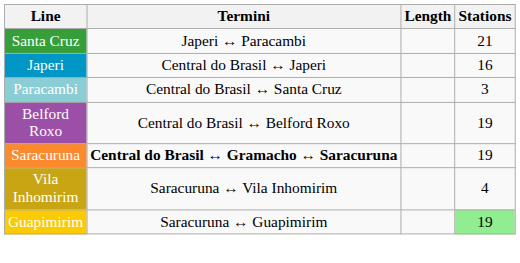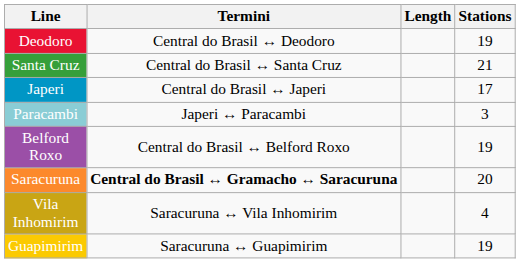+ row: (46, 41)
(244, 41) Japeri ↔ Paracambi -> (244, 65) Central do Brasil ↔ Santa Cruz
(485, 65) 16 -> (485, 89) 17
(244, 89) Central do Brasil ↔ Santa Cruz -> (244, 114) Japeri ↔ Paracambi
(485, 155) 19 -> (485, 180) 20
(485, 221) lightgreen background -> (485, 246) no background
